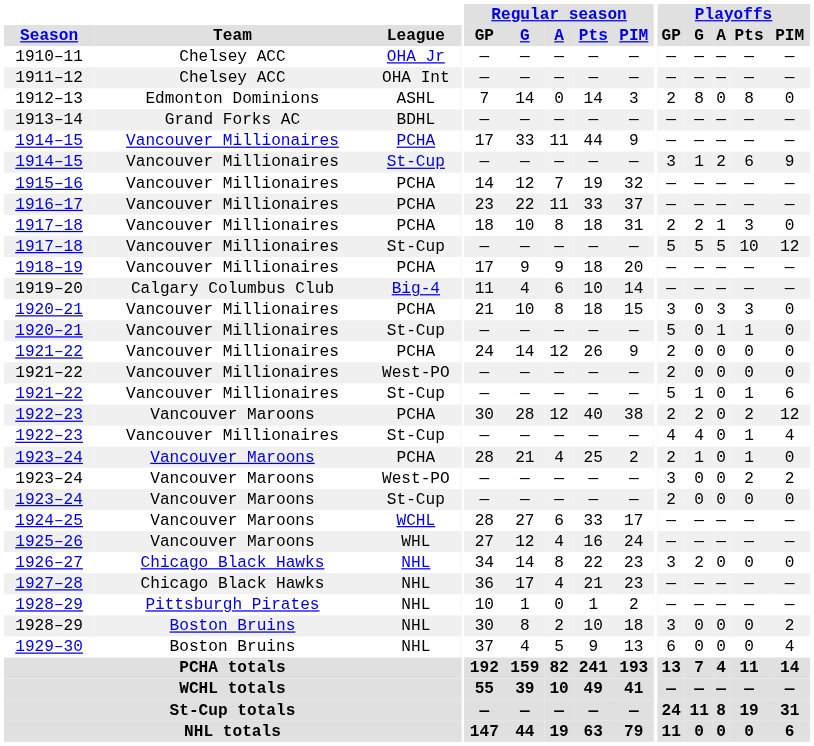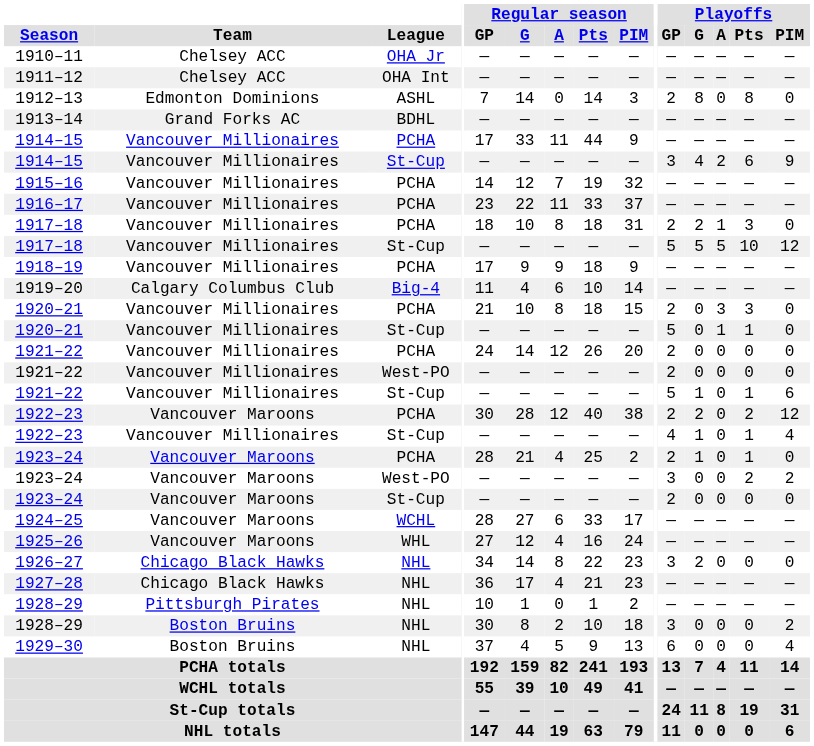(699, 162) 1 -> (699, 162) 4
(634, 268) 20 -> (634, 268) 9
(671, 310) 3 -> (671, 310) 2
(634, 352) 9 -> (634, 352) 20
(699, 436) 4 -> (699, 436) 1
